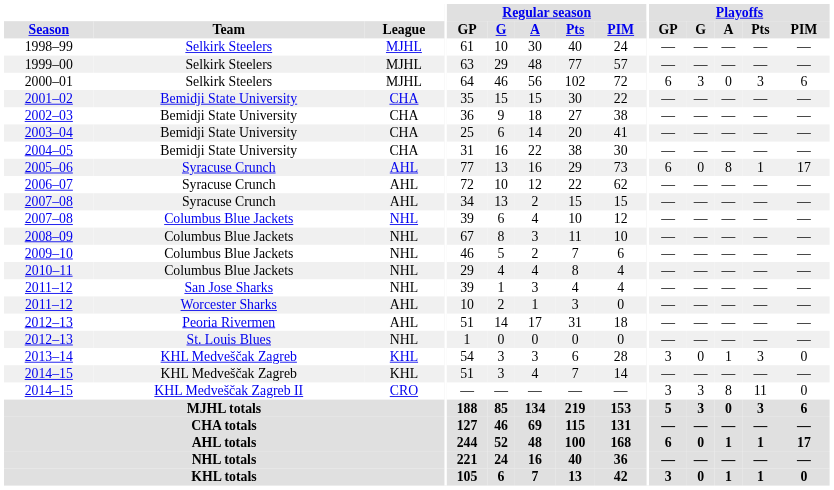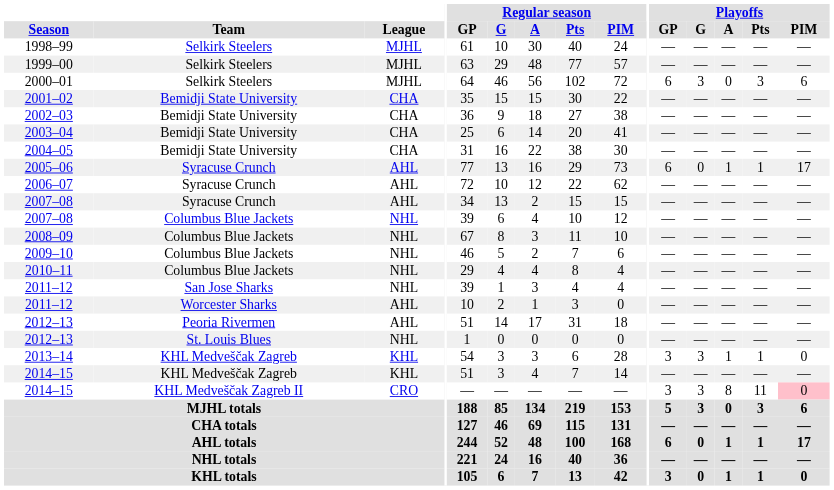(728, 167) 8 -> (728, 167) 1
(701, 356) 0 -> (701, 356) 3
(760, 356) 3 -> (760, 356) 1
(804, 391) no background -> (804, 391) pink background
